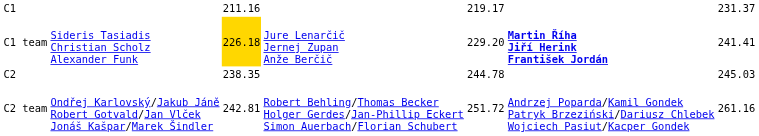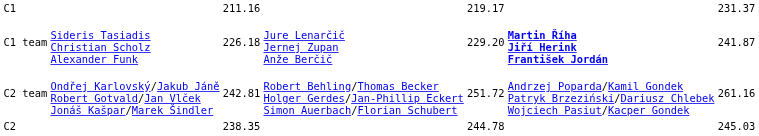(242, 42) gold background -> (242, 42) no background
(736, 42) 241.41 -> (736, 42) 241.87
rows swapped: (10, 75) <-> (25, 108)
